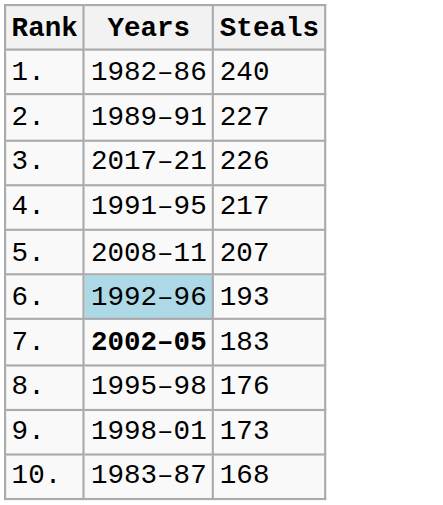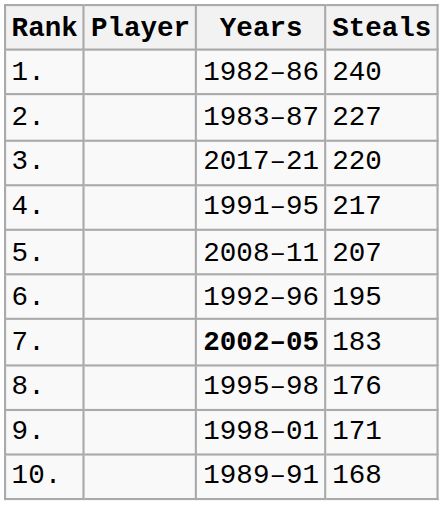+ column: (141, 28)
(149, 117) 1989–91 -> (261, 117) 1983–87
(245, 162) 226 -> (357, 162) 220
(149, 297) lightblue background -> (261, 297) no background
(245, 297) 193 -> (357, 297) 195
(245, 432) 173 -> (357, 432) 171
(149, 477) 1983–87 -> (261, 477) 1989–91
